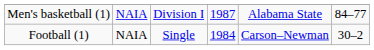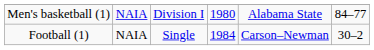(223, 14) 1987 -> (223, 14) 1980
